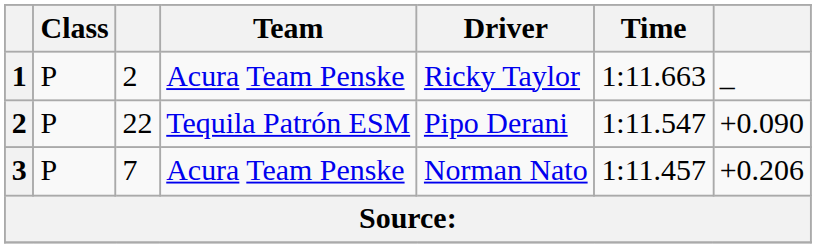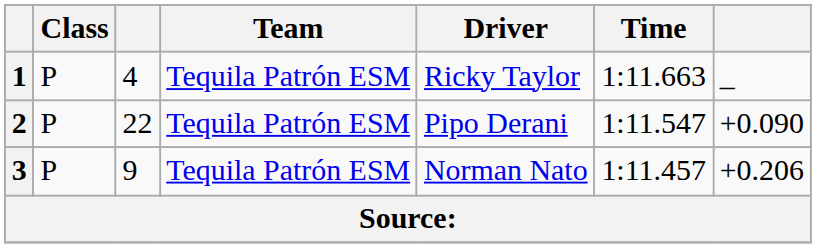(130, 75) 2 -> (130, 75) 4
(285, 75) Acura Team Penske -> (288, 75) Tequila Patrón ESM
(130, 170) 7 -> (130, 170) 9
(285, 170) Acura Team Penske -> (288, 170) Tequila Patrón ESM
